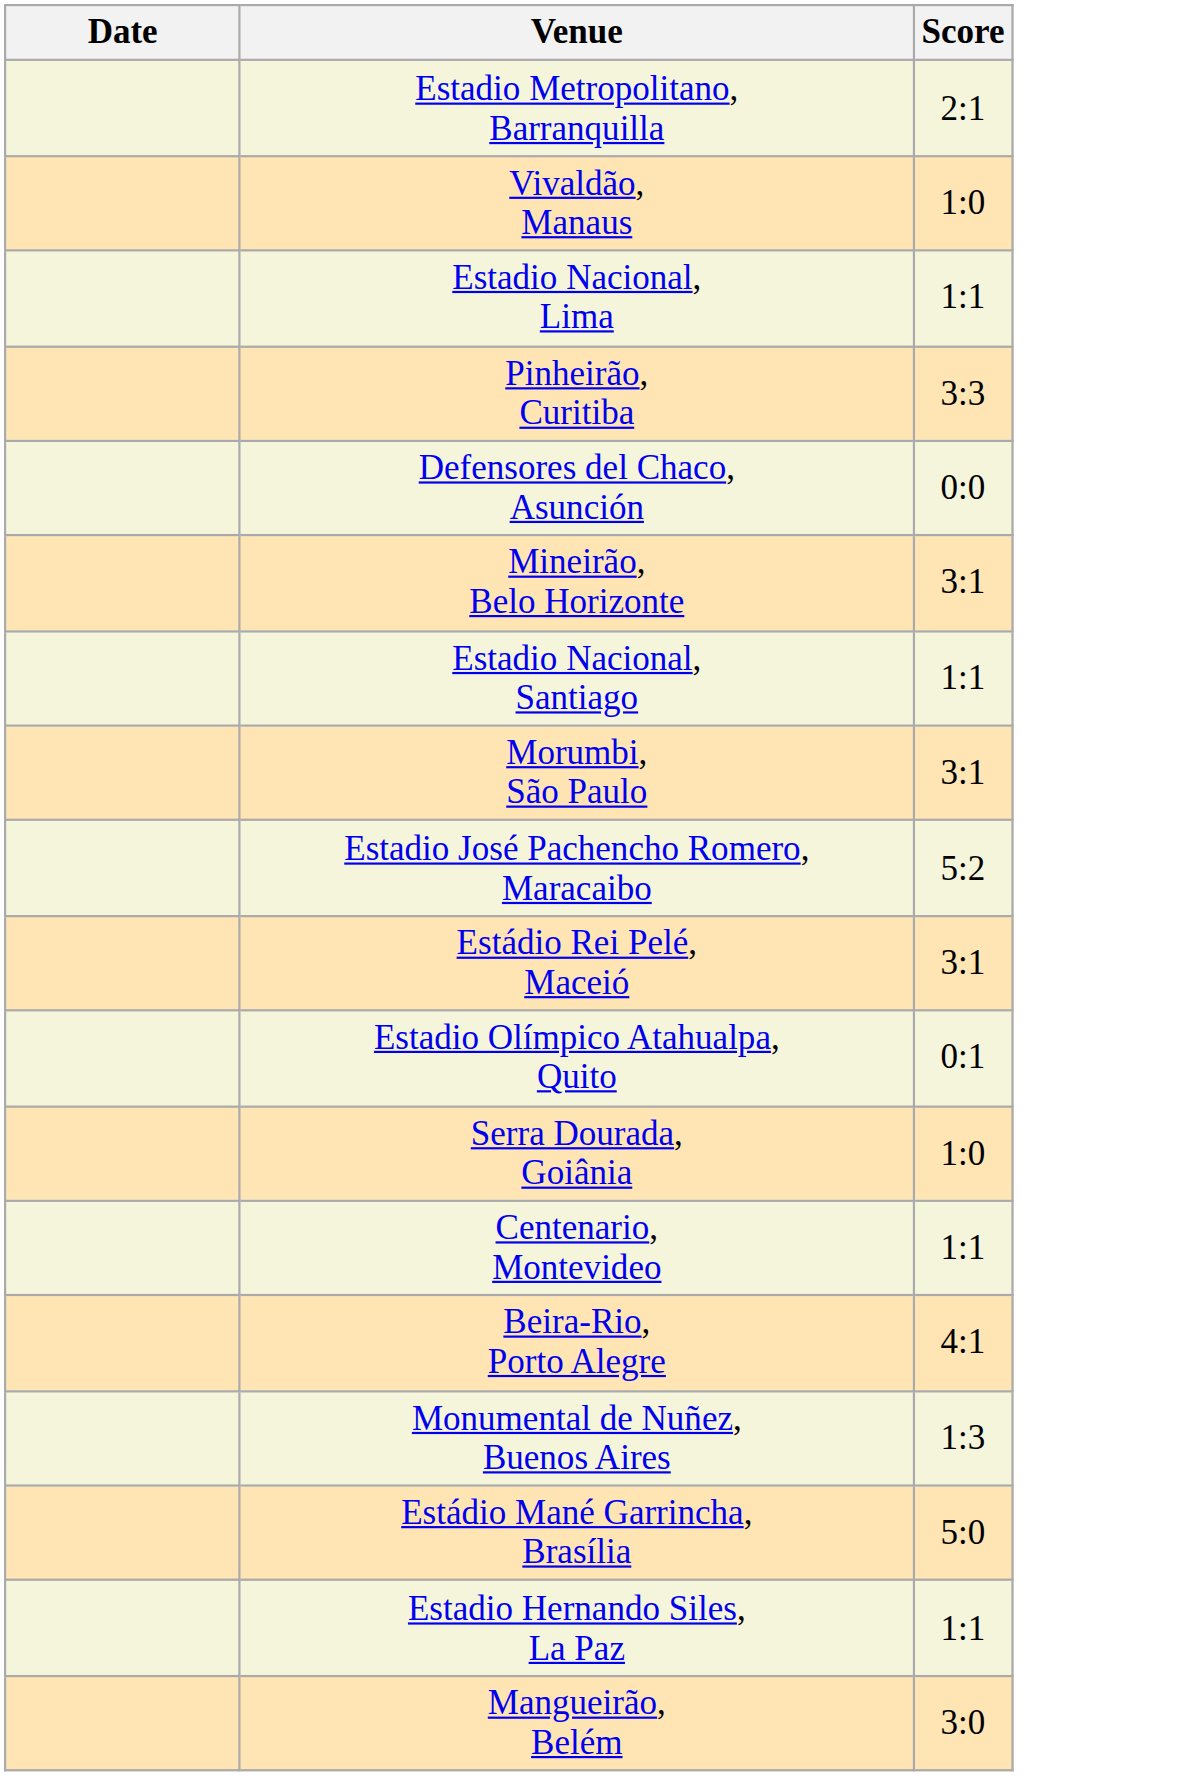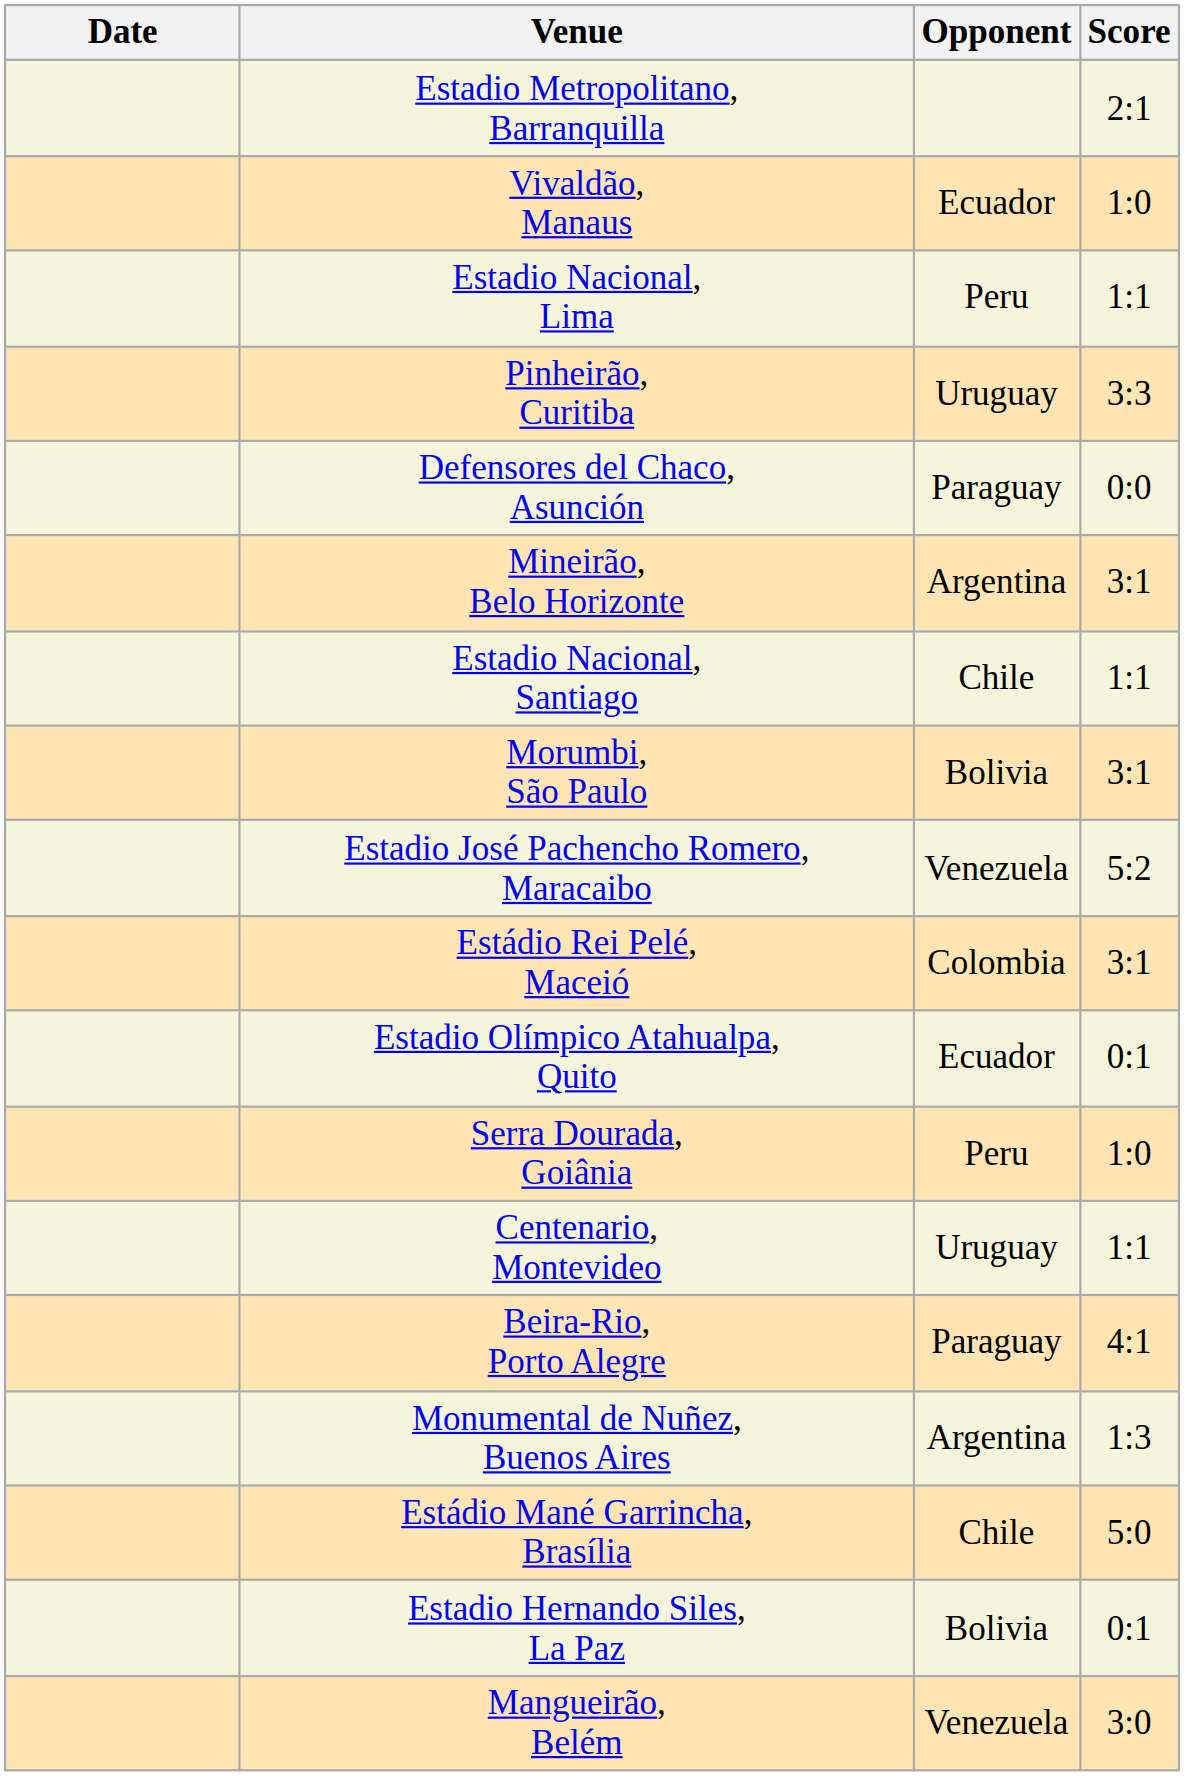+ column: (996, 32)
(963, 1627) 1:1 -> (1129, 1627) 0:1
